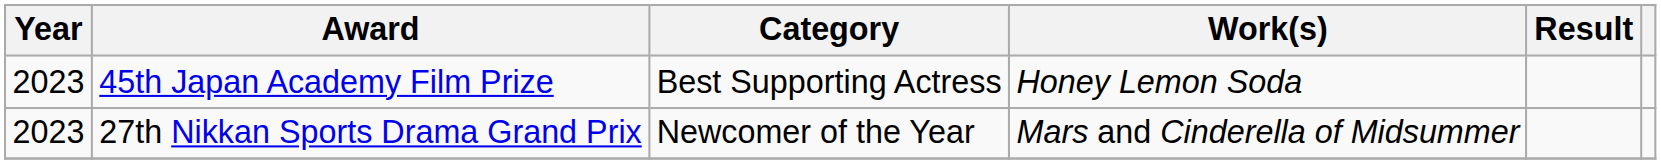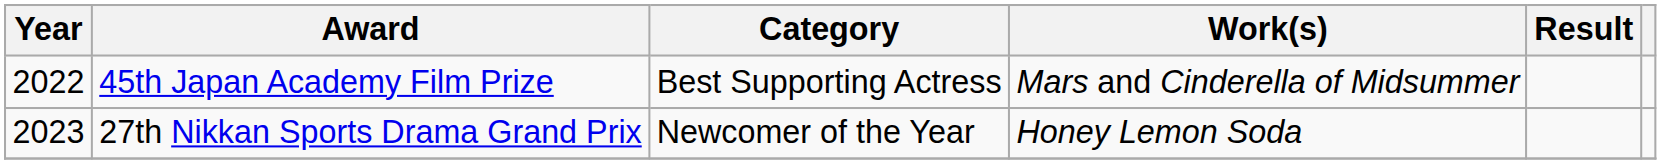(48, 81) 2023 -> (48, 81) 2022
(1159, 81) Honey Lemon Soda -> (1268, 81) Mars and Cinderella of Midsummer
(1268, 132) Mars and Cinderella of Midsummer -> (1159, 132) Honey Lemon Soda
